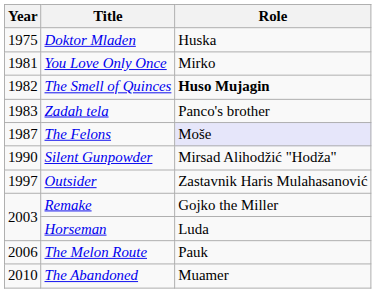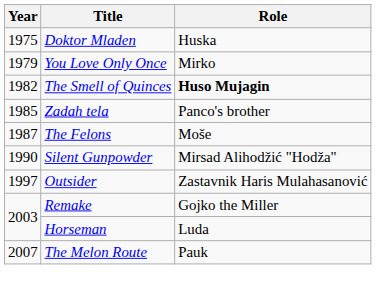(23, 63) 1981 -> (23, 63) 1979
(23, 110) 1983 -> (23, 110) 1985
(195, 134) lavender background -> (195, 134) no background
(23, 252) 2006 -> (23, 252) 2007
- row: (91, 275)
